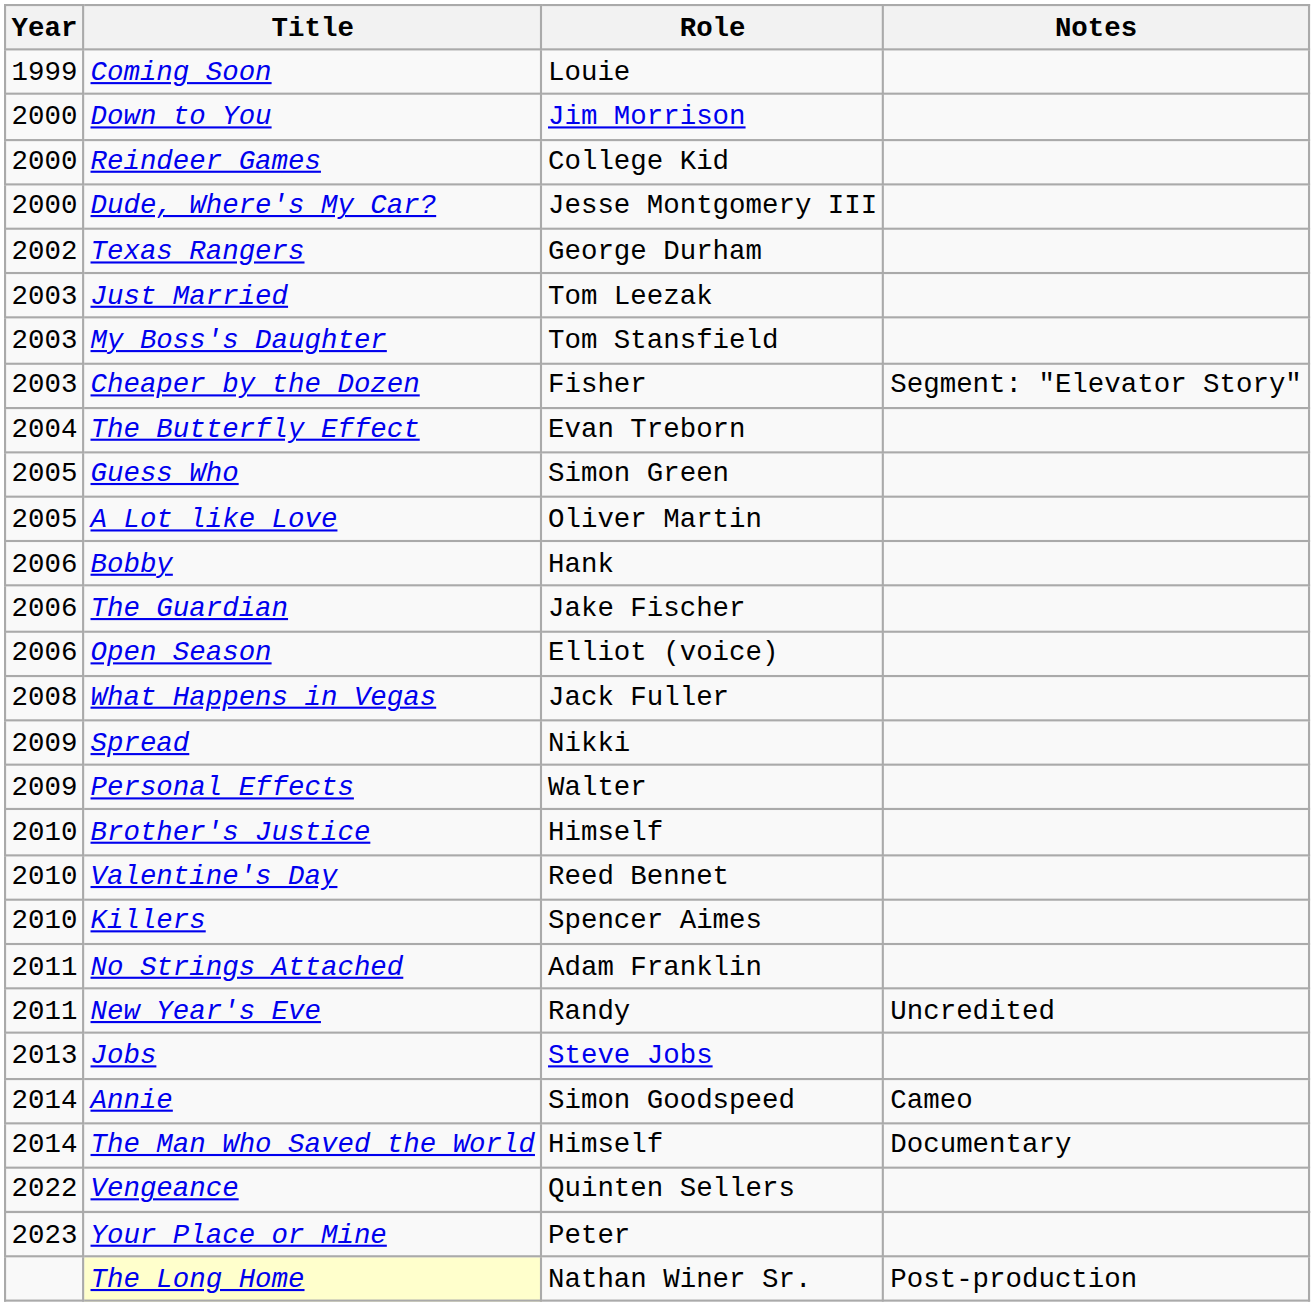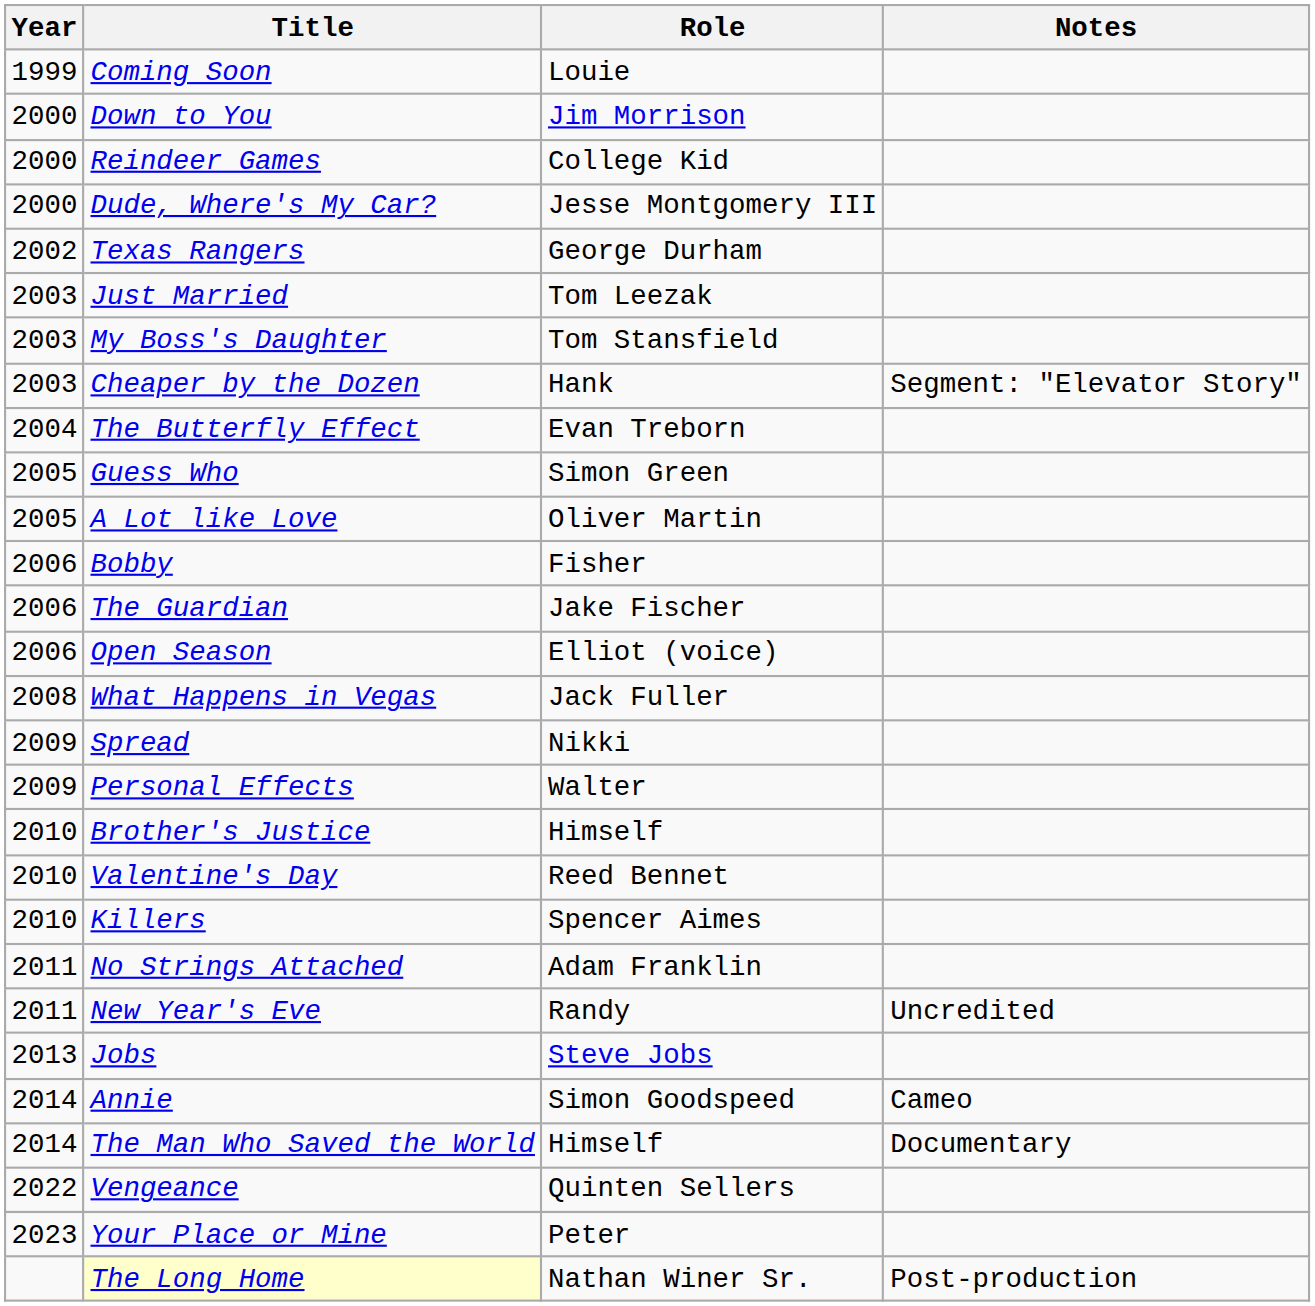(597, 385) Fisher -> (581, 385) Hank
(581, 564) Hank -> (597, 564) Fisher
